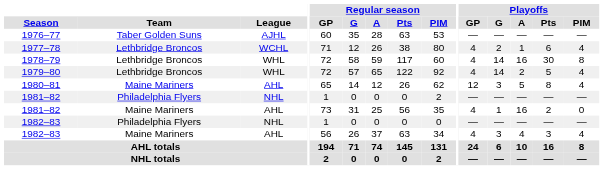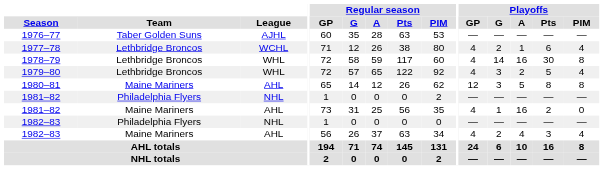(499, 72) 14 -> (499, 72) 3
(582, 84) 4 -> (582, 84) 8
(499, 134) 3 -> (499, 134) 2
